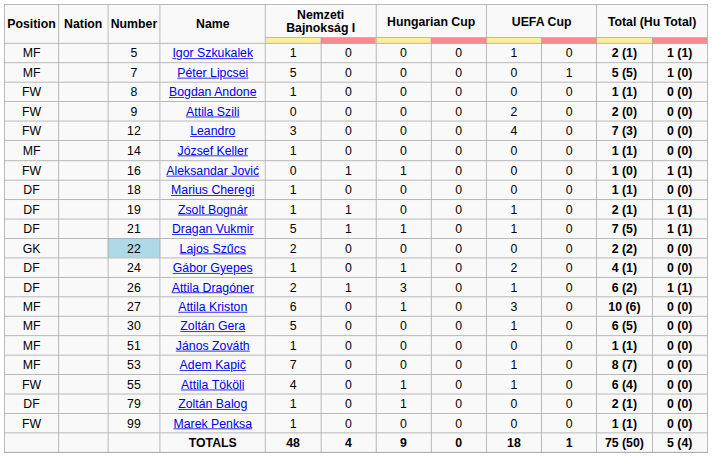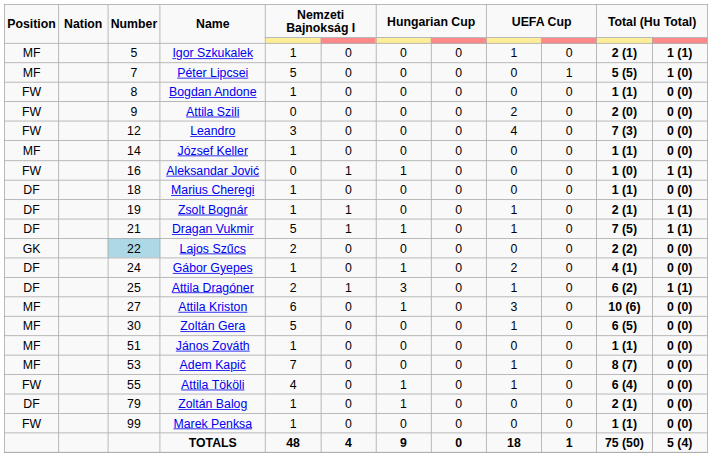(134, 287) 26 -> (134, 287) 25
